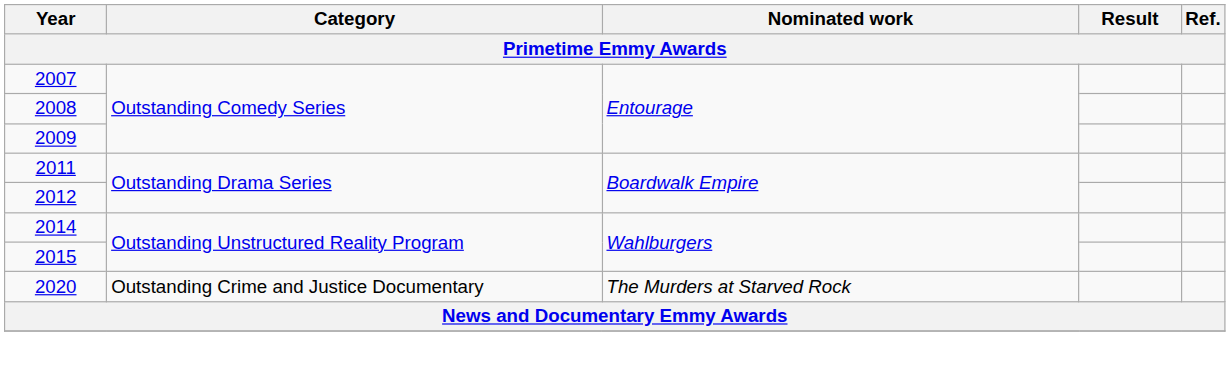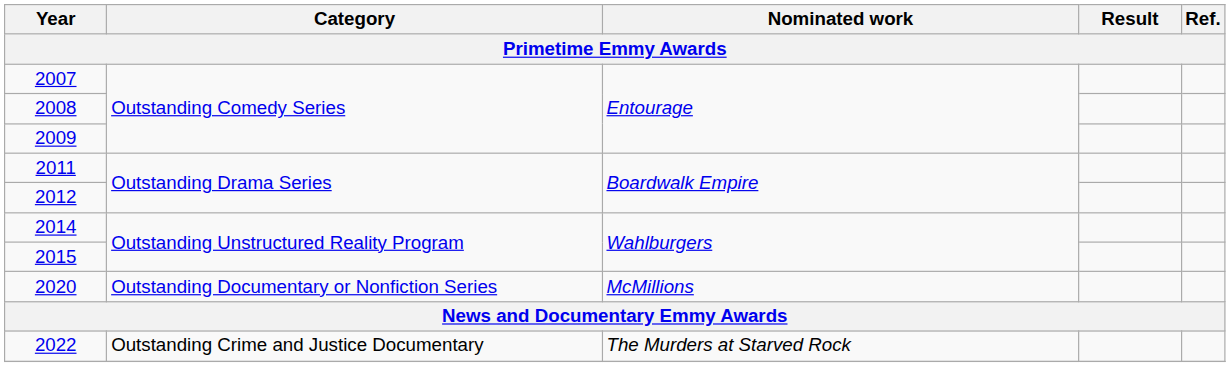(297, 286) Outstanding Crime and Justice Documentary -> (304, 286) Outstanding Documentary or Nonfiction Series
(729, 286) The Murders at Starved Rock -> (650, 286) McMillions
+ row: (56, 345)
